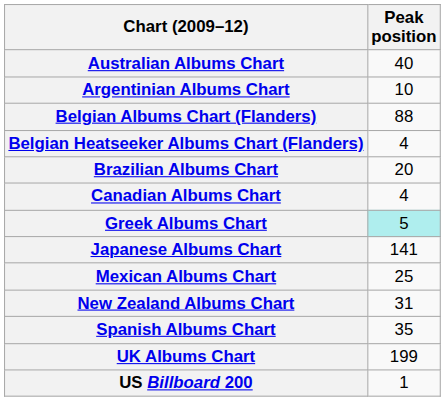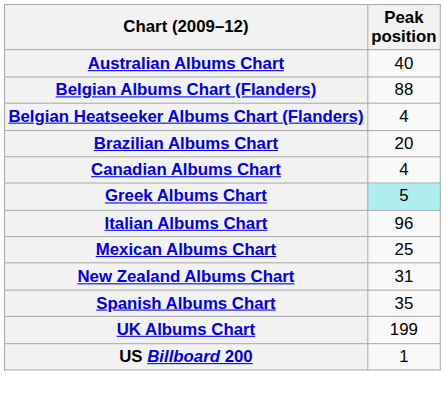- row: (186, 90)
+ row: (186, 223)
- row: (186, 249)
